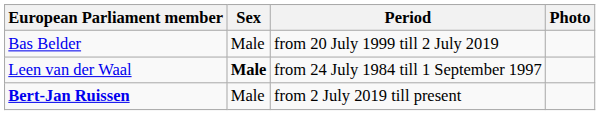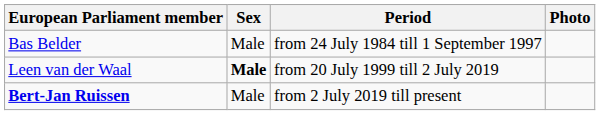(386, 43) from 20 July 1999 till 2 July 2019 -> (408, 43) from 24 July 1984 till 1 September 1997
(408, 69) from 24 July 1984 till 1 September 1997 -> (386, 69) from 20 July 1999 till 2 July 2019
